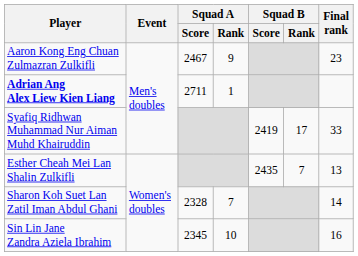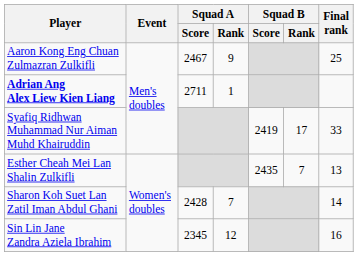(336, 59) 23 -> (336, 59) 25
(195, 203) 2328 -> (195, 203) 2428
(231, 235) 10 -> (231, 235) 12
